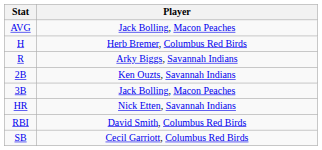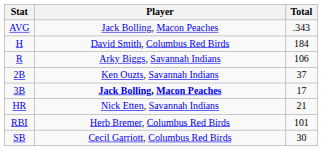+ column: (301, 12)
(177, 43) Herb Bremer, Columbus Red Birds -> (160, 43) David Smith, Columbus Red Birds
(177, 91) normal -> (160, 91) bold
(177, 122) David Smith, Columbus Red Birds -> (160, 122) Herb Bremer, Columbus Red Birds
